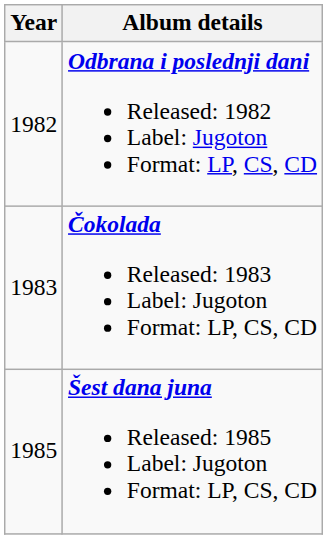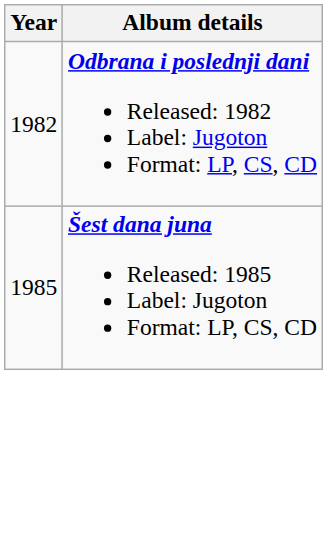- row: (193, 276)
